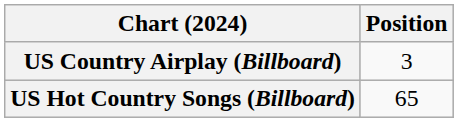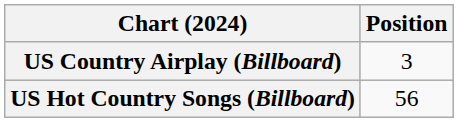(407, 98) 65 -> (407, 98) 56
